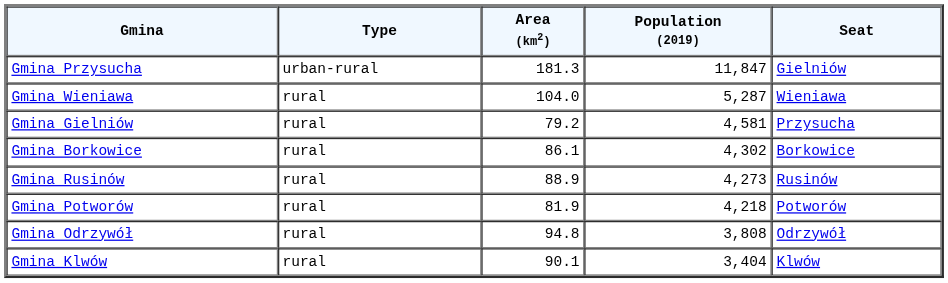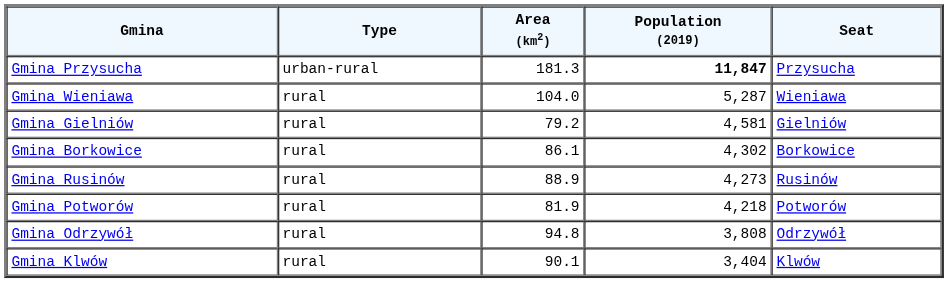(741, 70) normal -> (741, 70) bold
(811, 70) Gielniów -> (816, 70) Przysucha
(816, 125) Przysucha -> (811, 125) Gielniów
